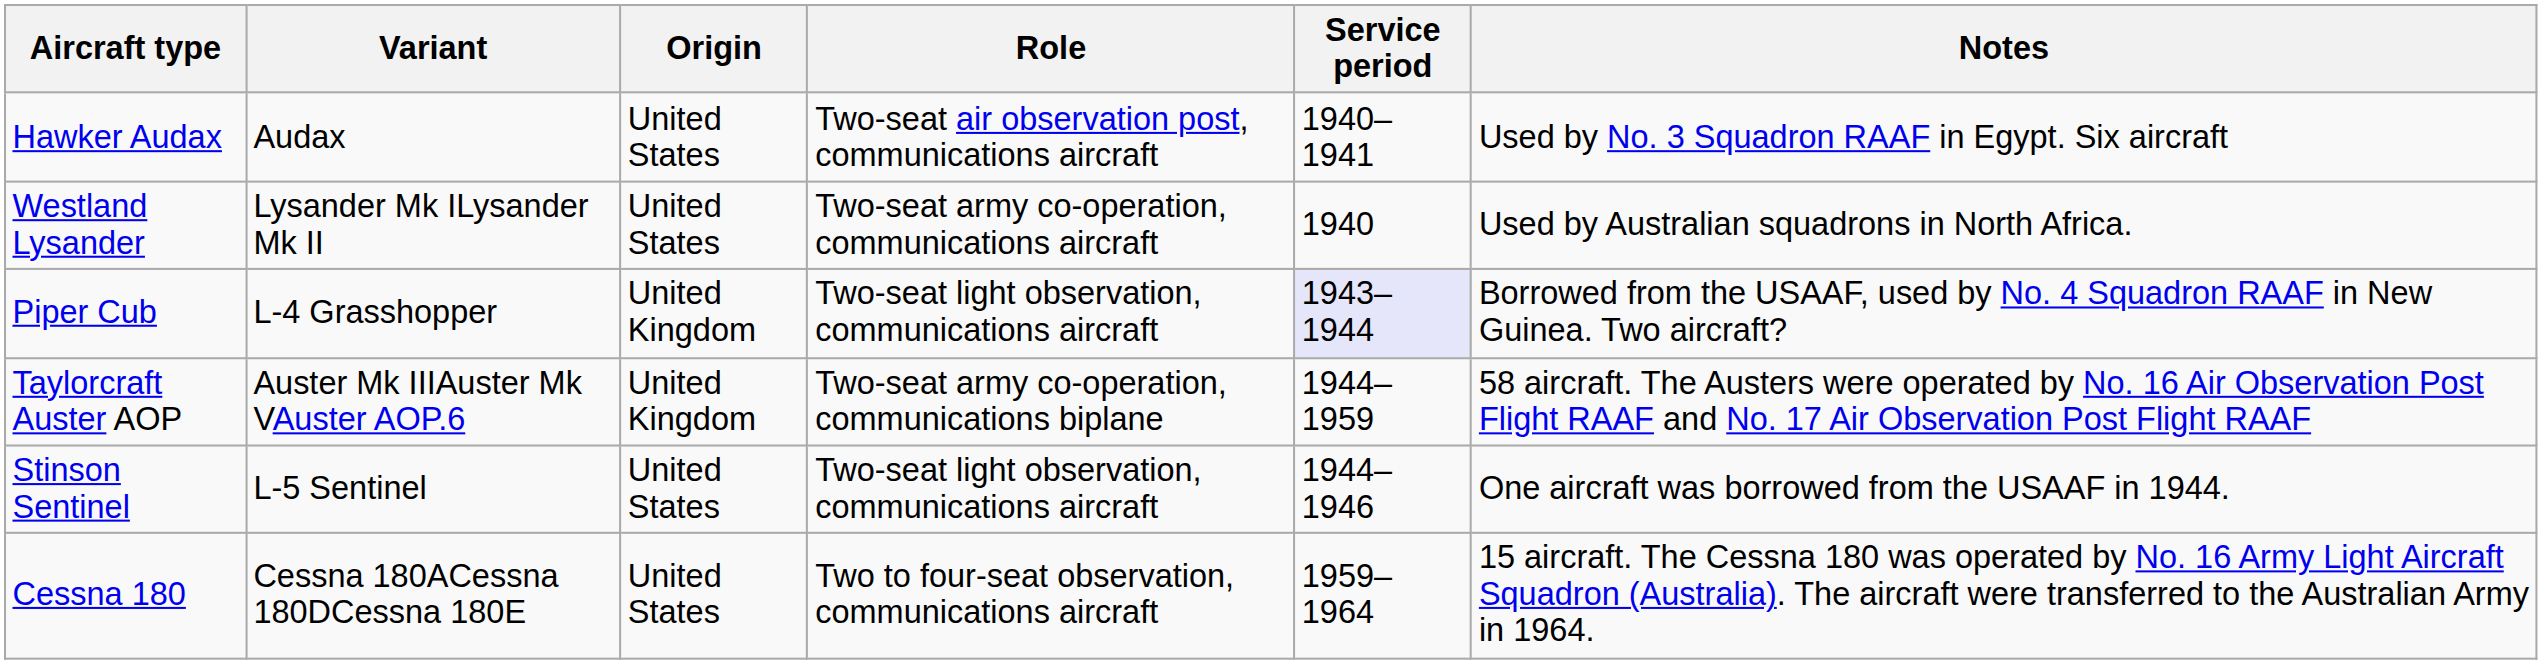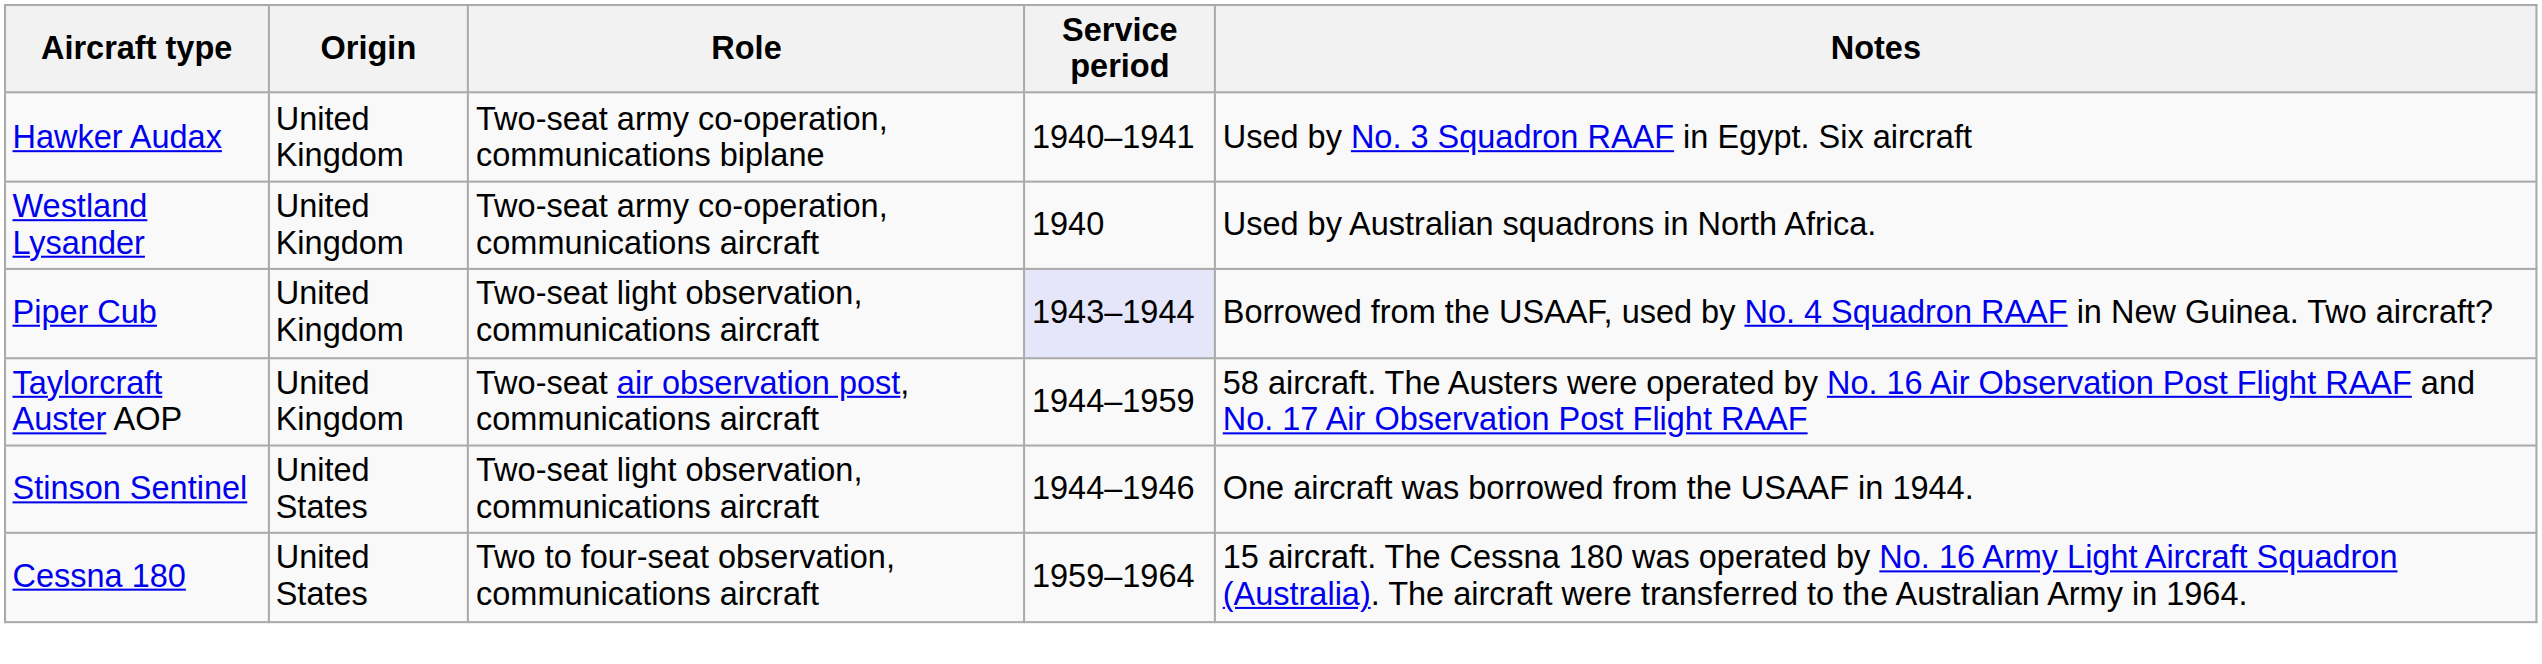- column: (433, 48)
(675, 136) United States -> (340, 136) United Kingdom
(1032, 136) Two-seat air observation post, communications aircraft -> (682, 136) Two-seat army co-operation, communications biplane
(675, 224) United States -> (340, 224) United Kingdom
(1021, 400) Two-seat army co-operation, communications biplane -> (693, 400) Two-seat air observation post, communications aircraft
